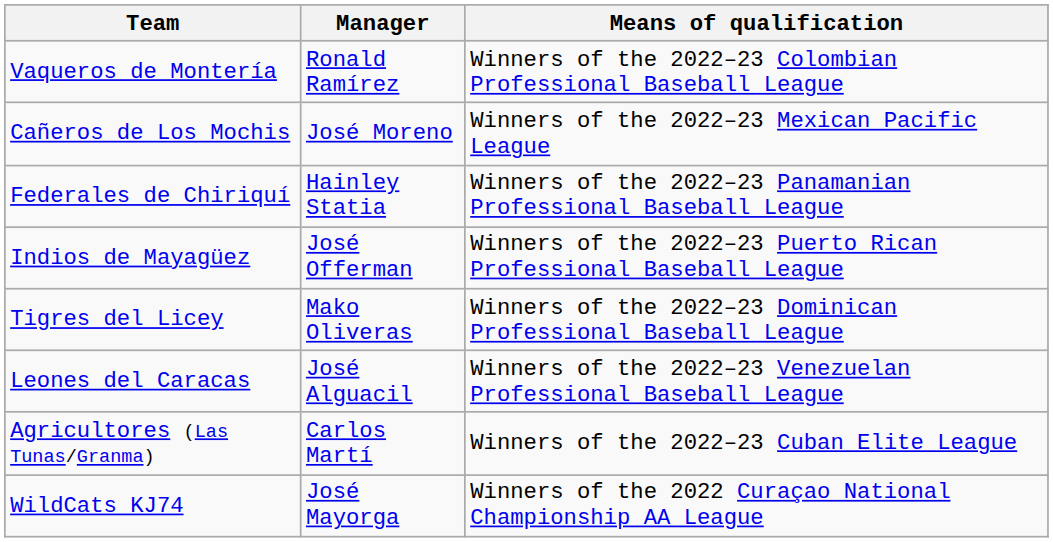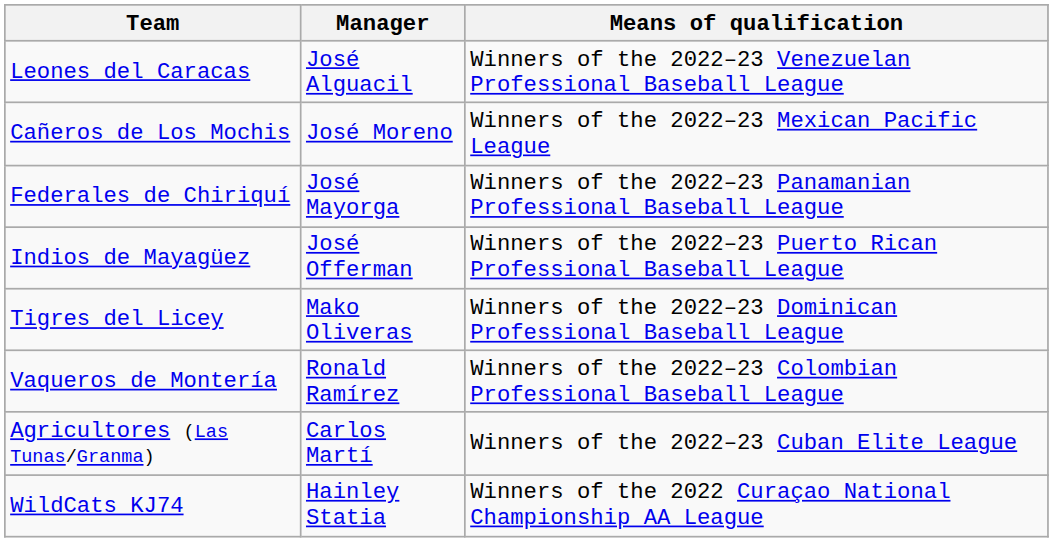rows swapped: (144, 72) <-> (130, 381)
(353, 196) Hainley Statia -> (353, 196) José Mayorga
(353, 505) José Mayorga -> (353, 505) Hainley Statia
